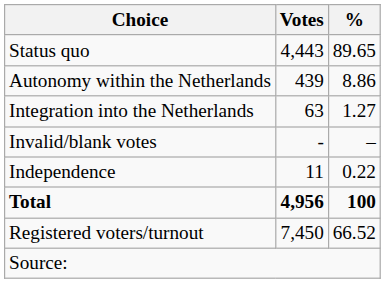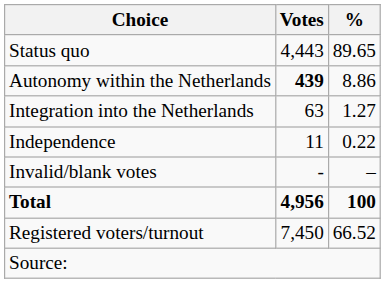(309, 80) normal -> (309, 80) bold
rows swapped: (62, 171) <-> (83, 141)
